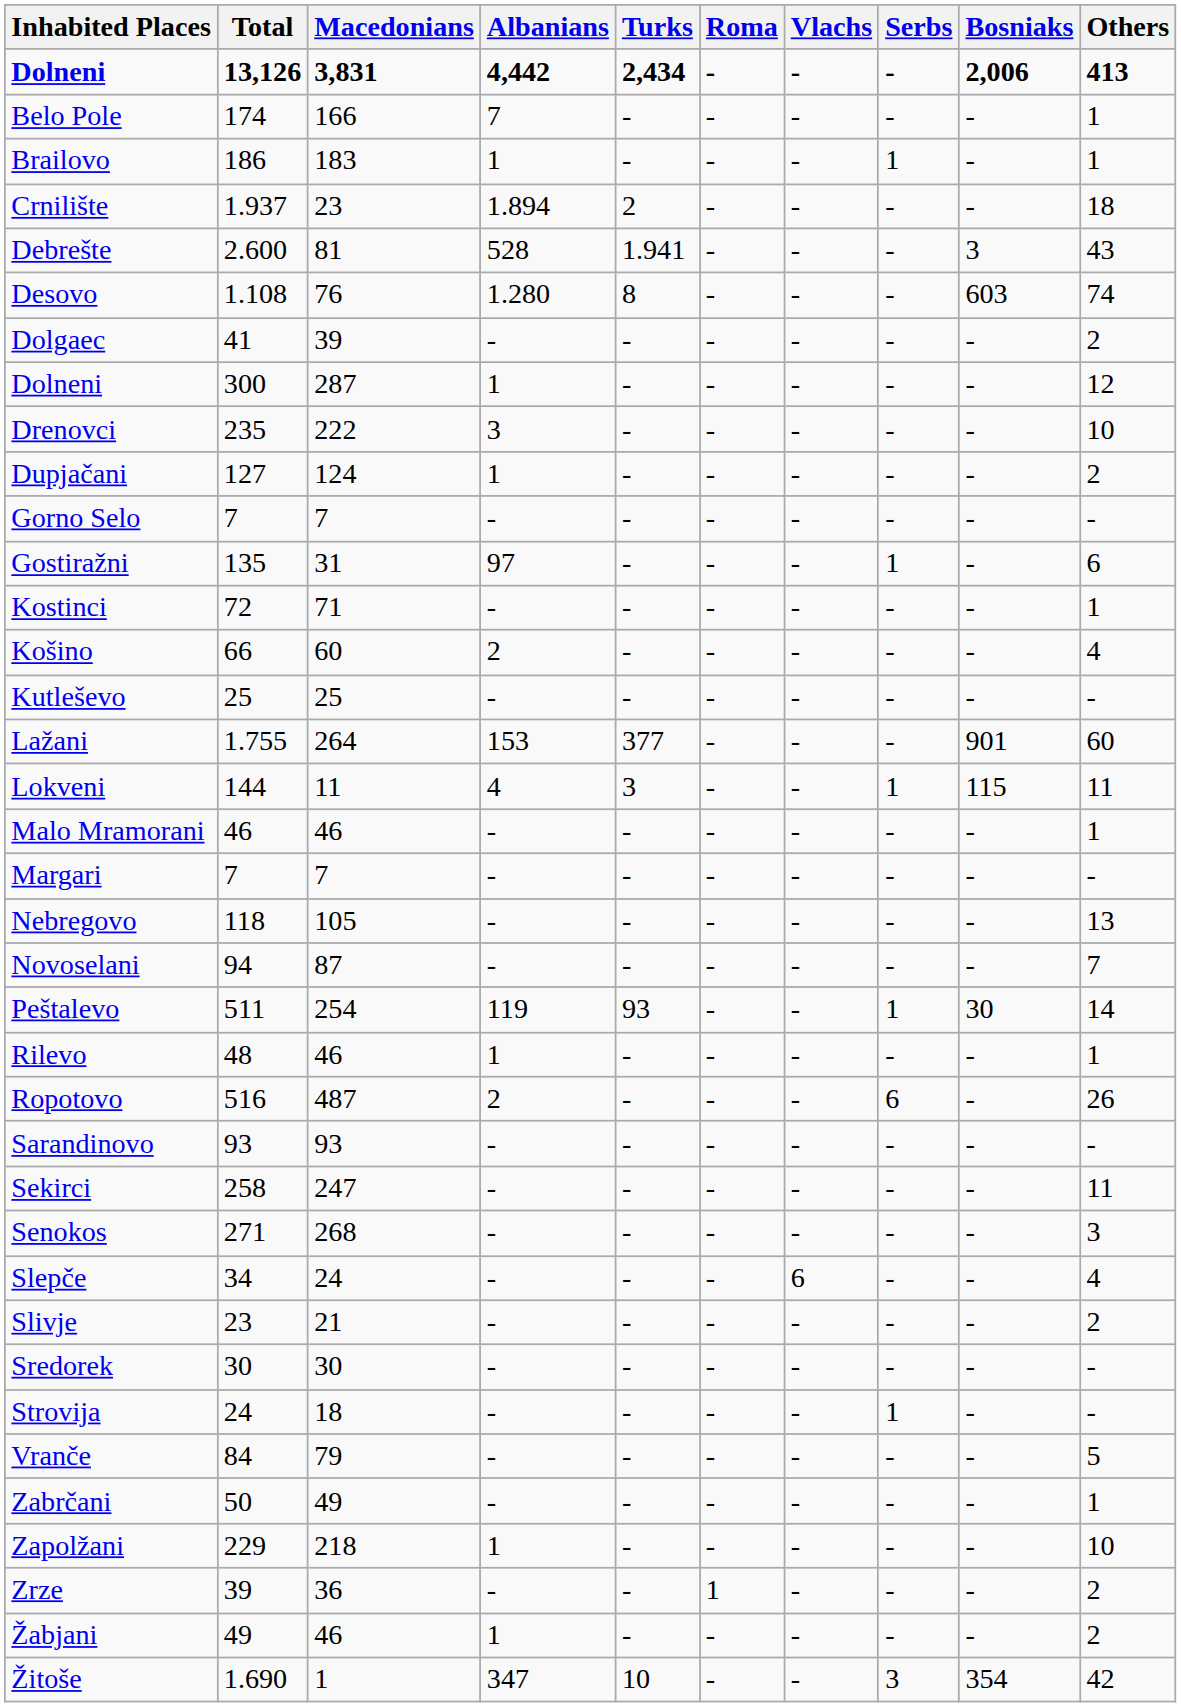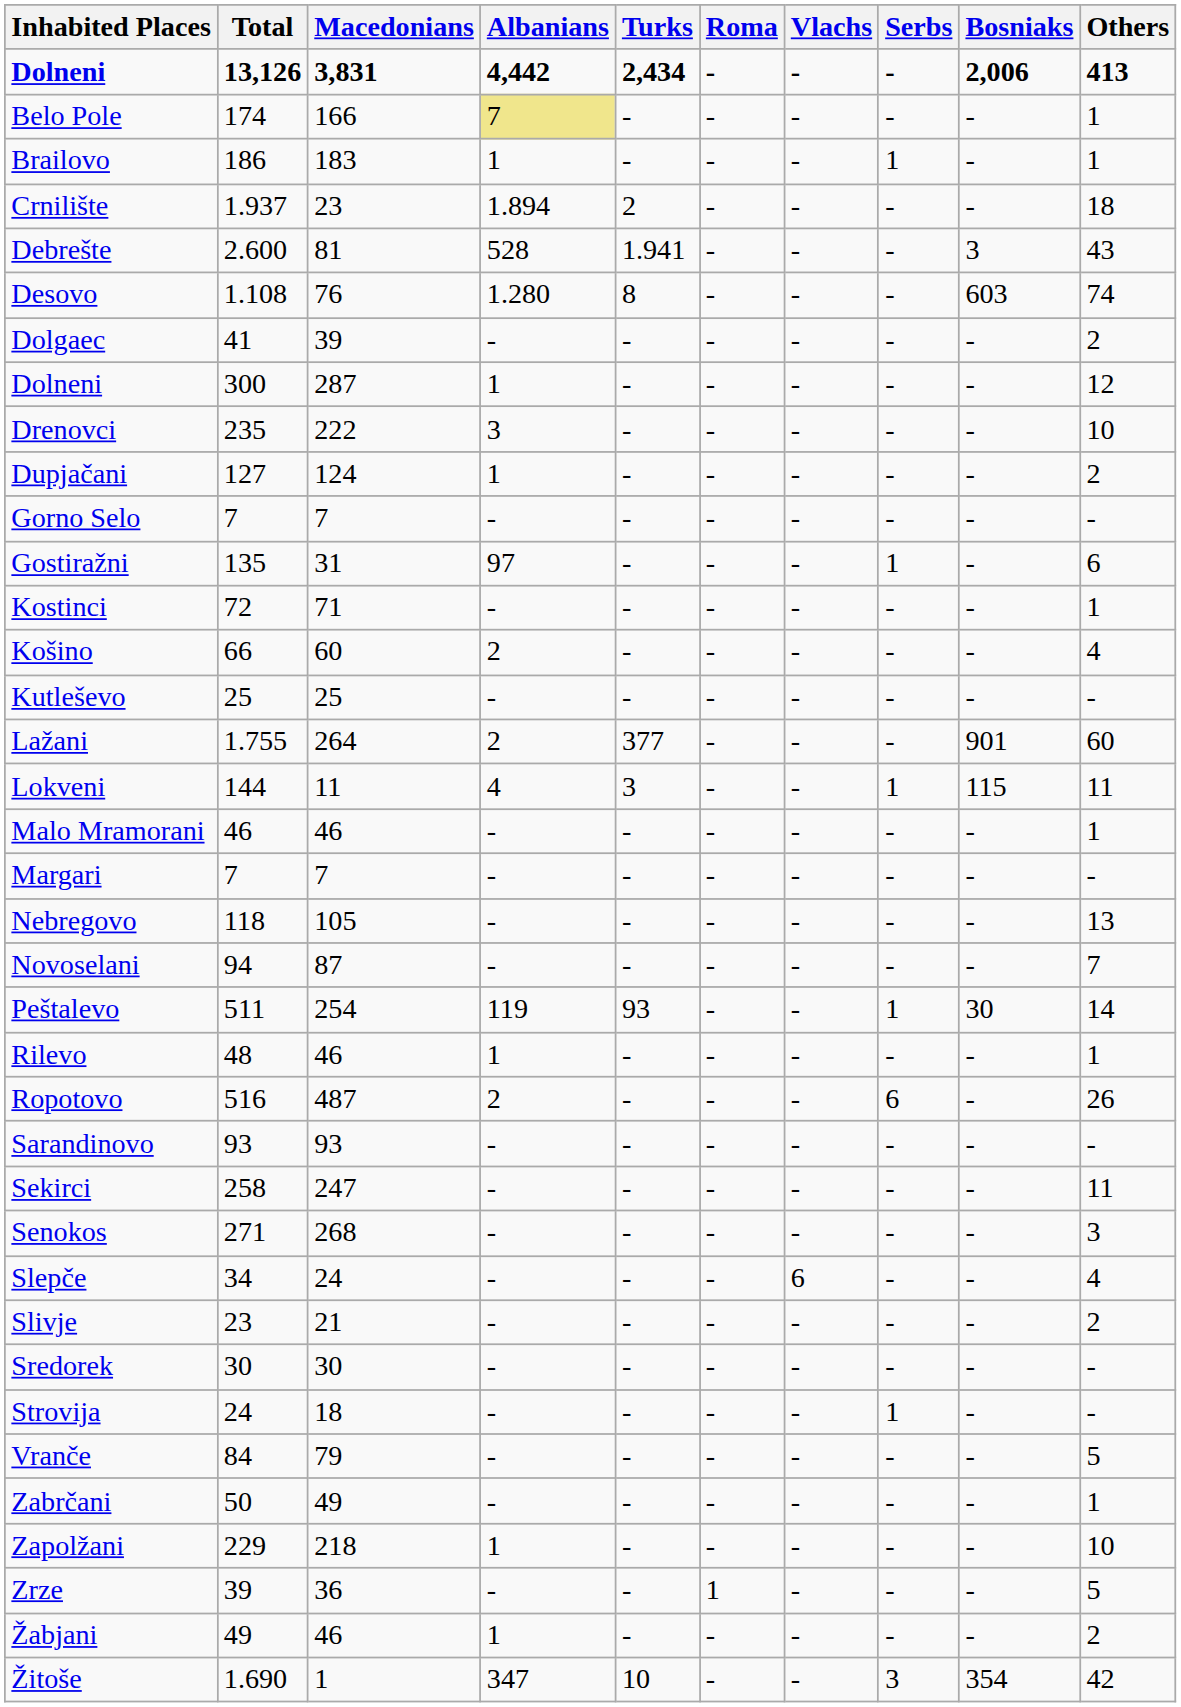(494, 116) no background -> (494, 116) khaki background
(508, 741) 153 -> (494, 741) 2
(1093, 1589) 2 -> (1093, 1589) 5
